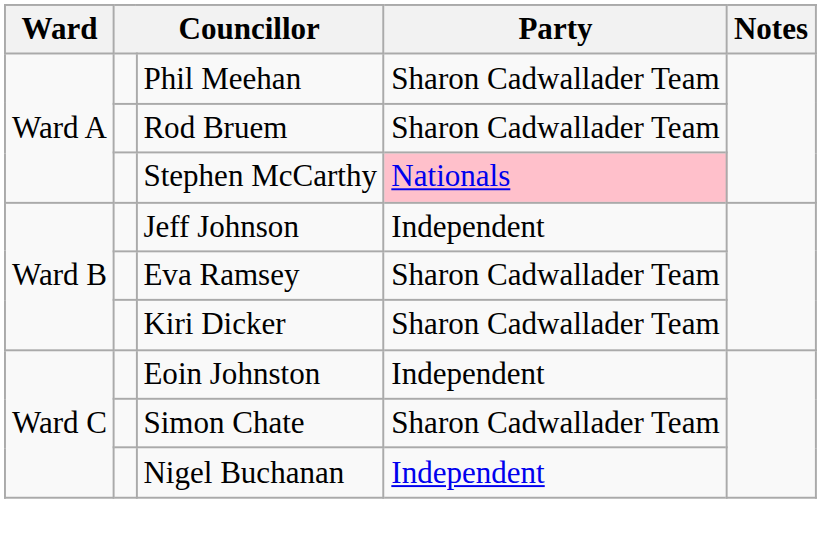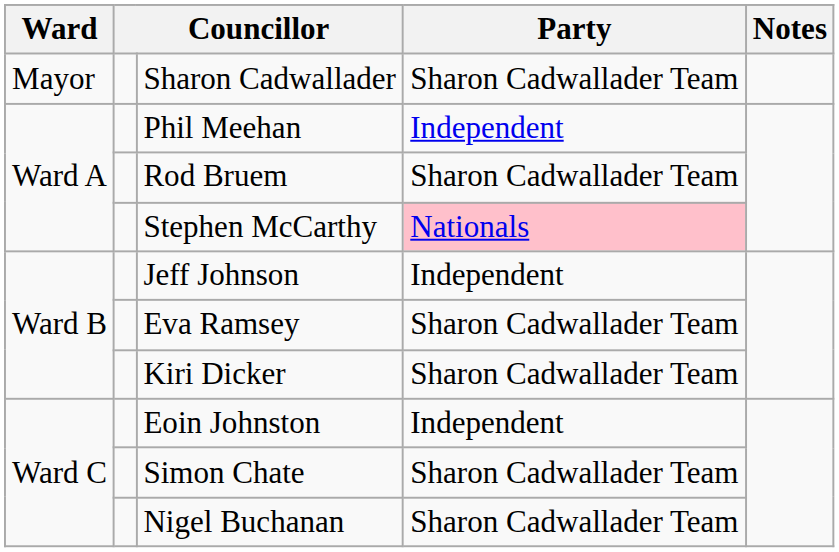+ row: (270, 78)
(555, 78) Sharon Cadwallader Team -> (487, 127) Independent
(468, 472) Independent -> (574, 521) Sharon Cadwallader Team
